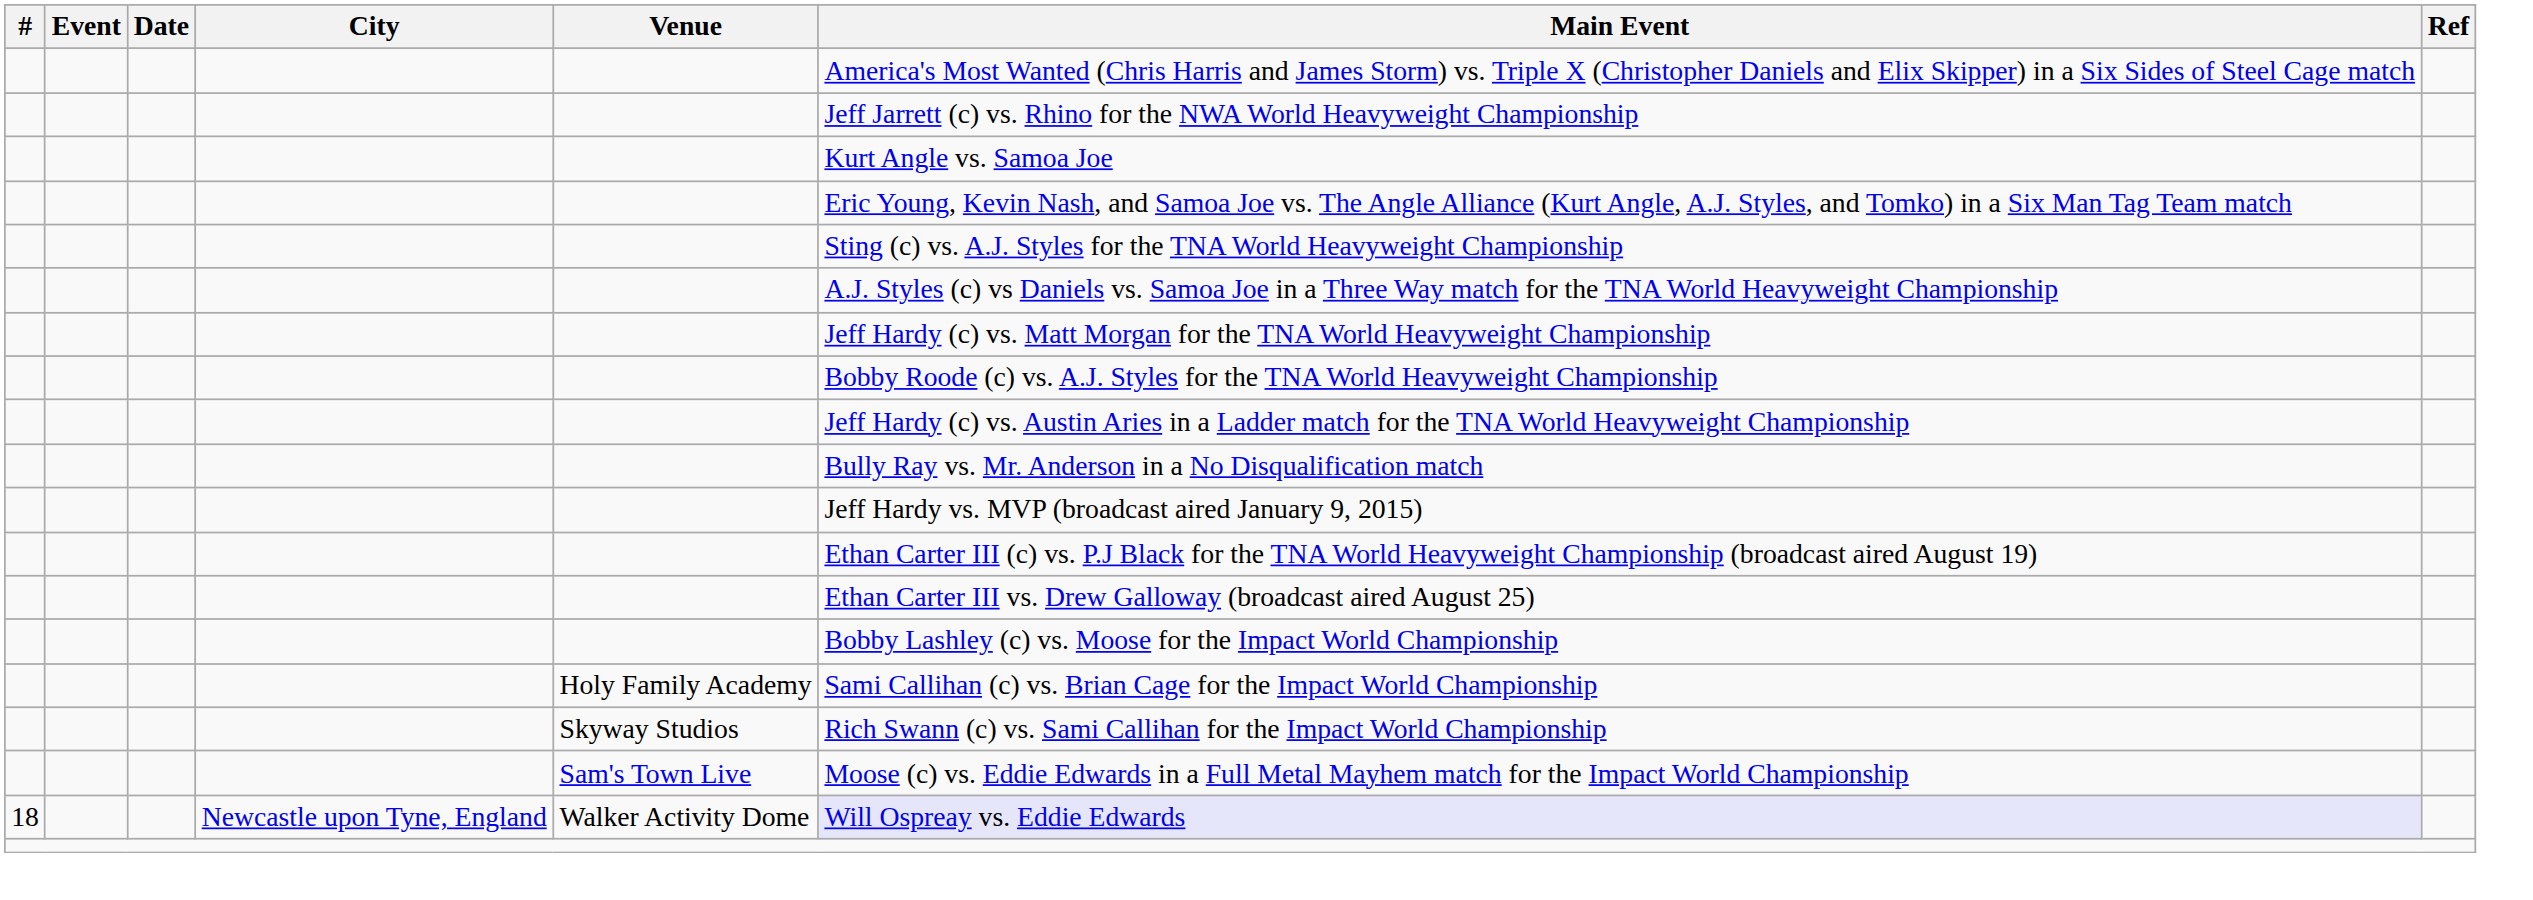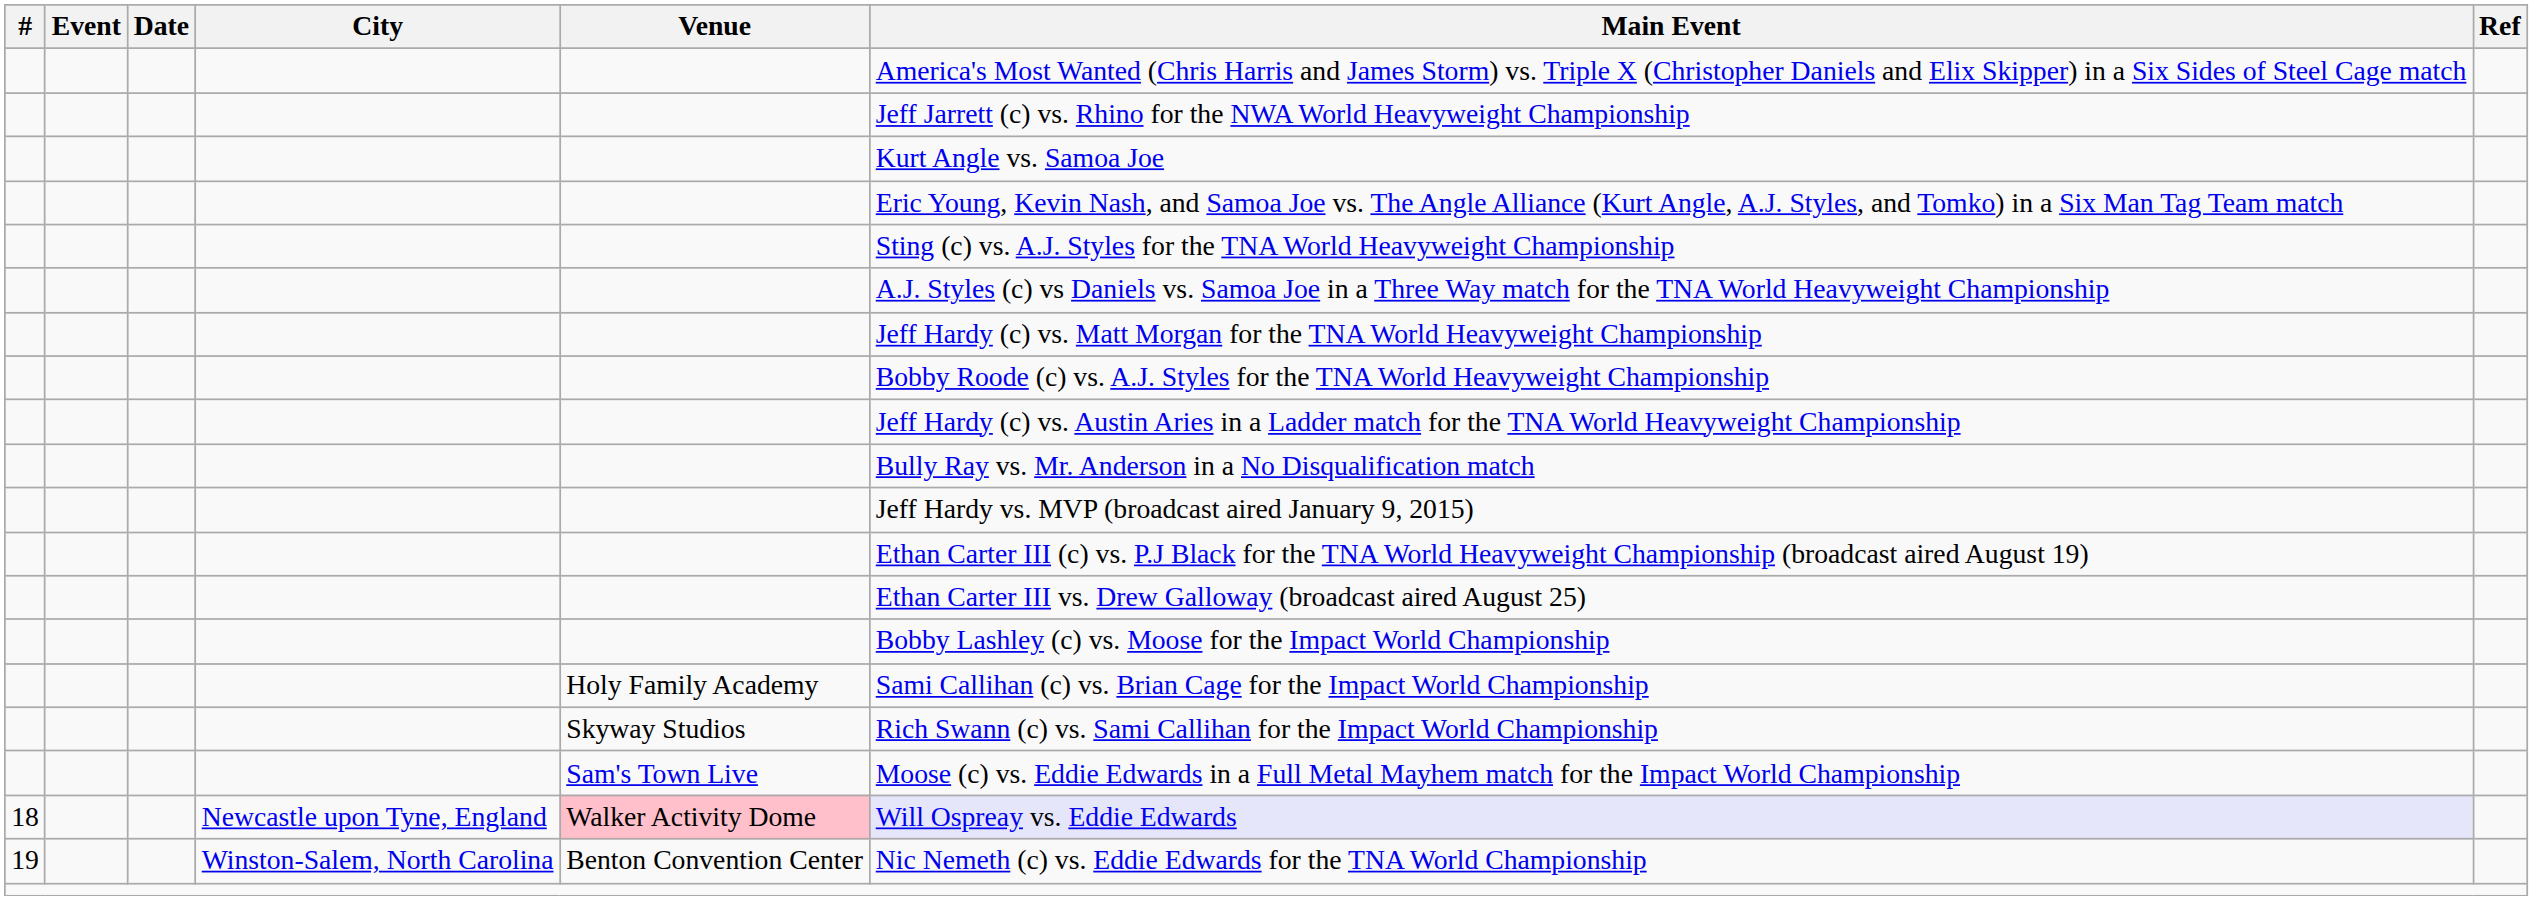(684, 816) no background -> (691, 816) pink background
+ row: (25, 860)
